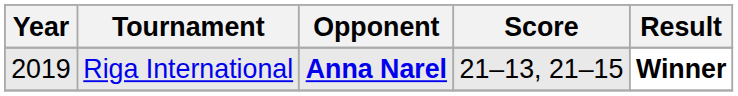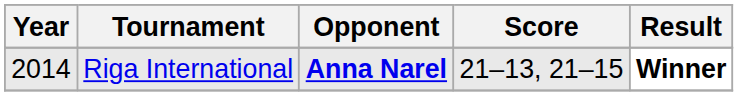(41, 69) 2019 -> (41, 69) 2014
